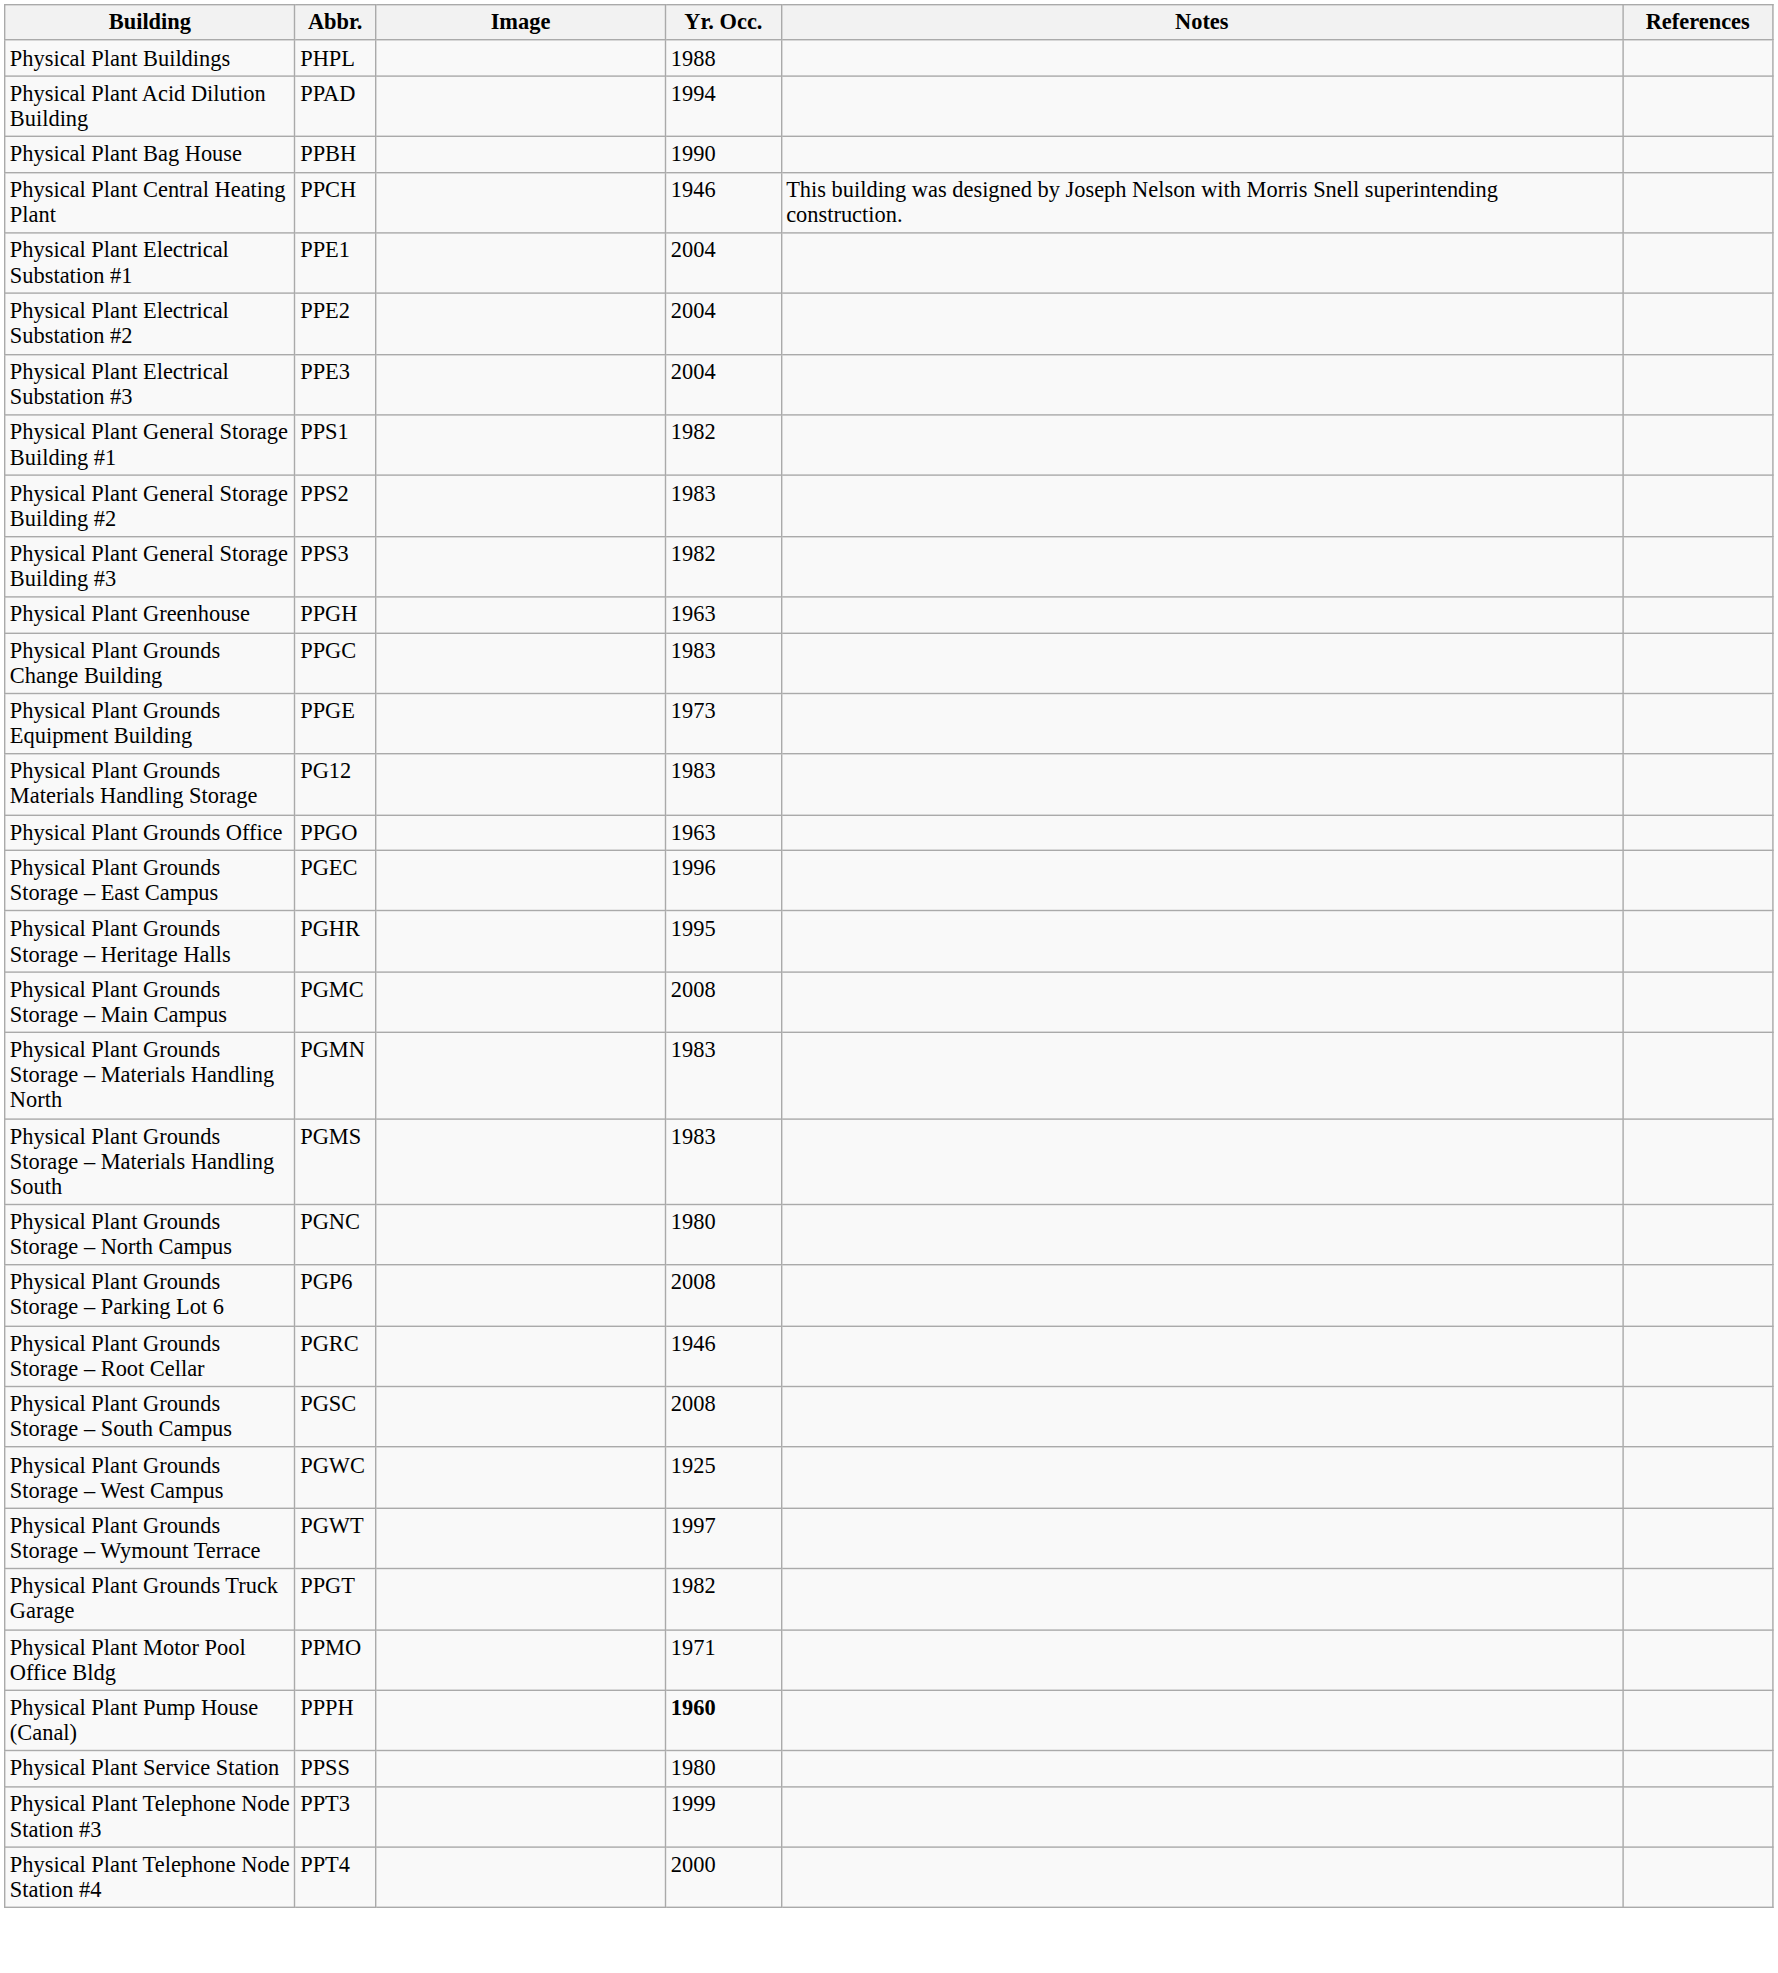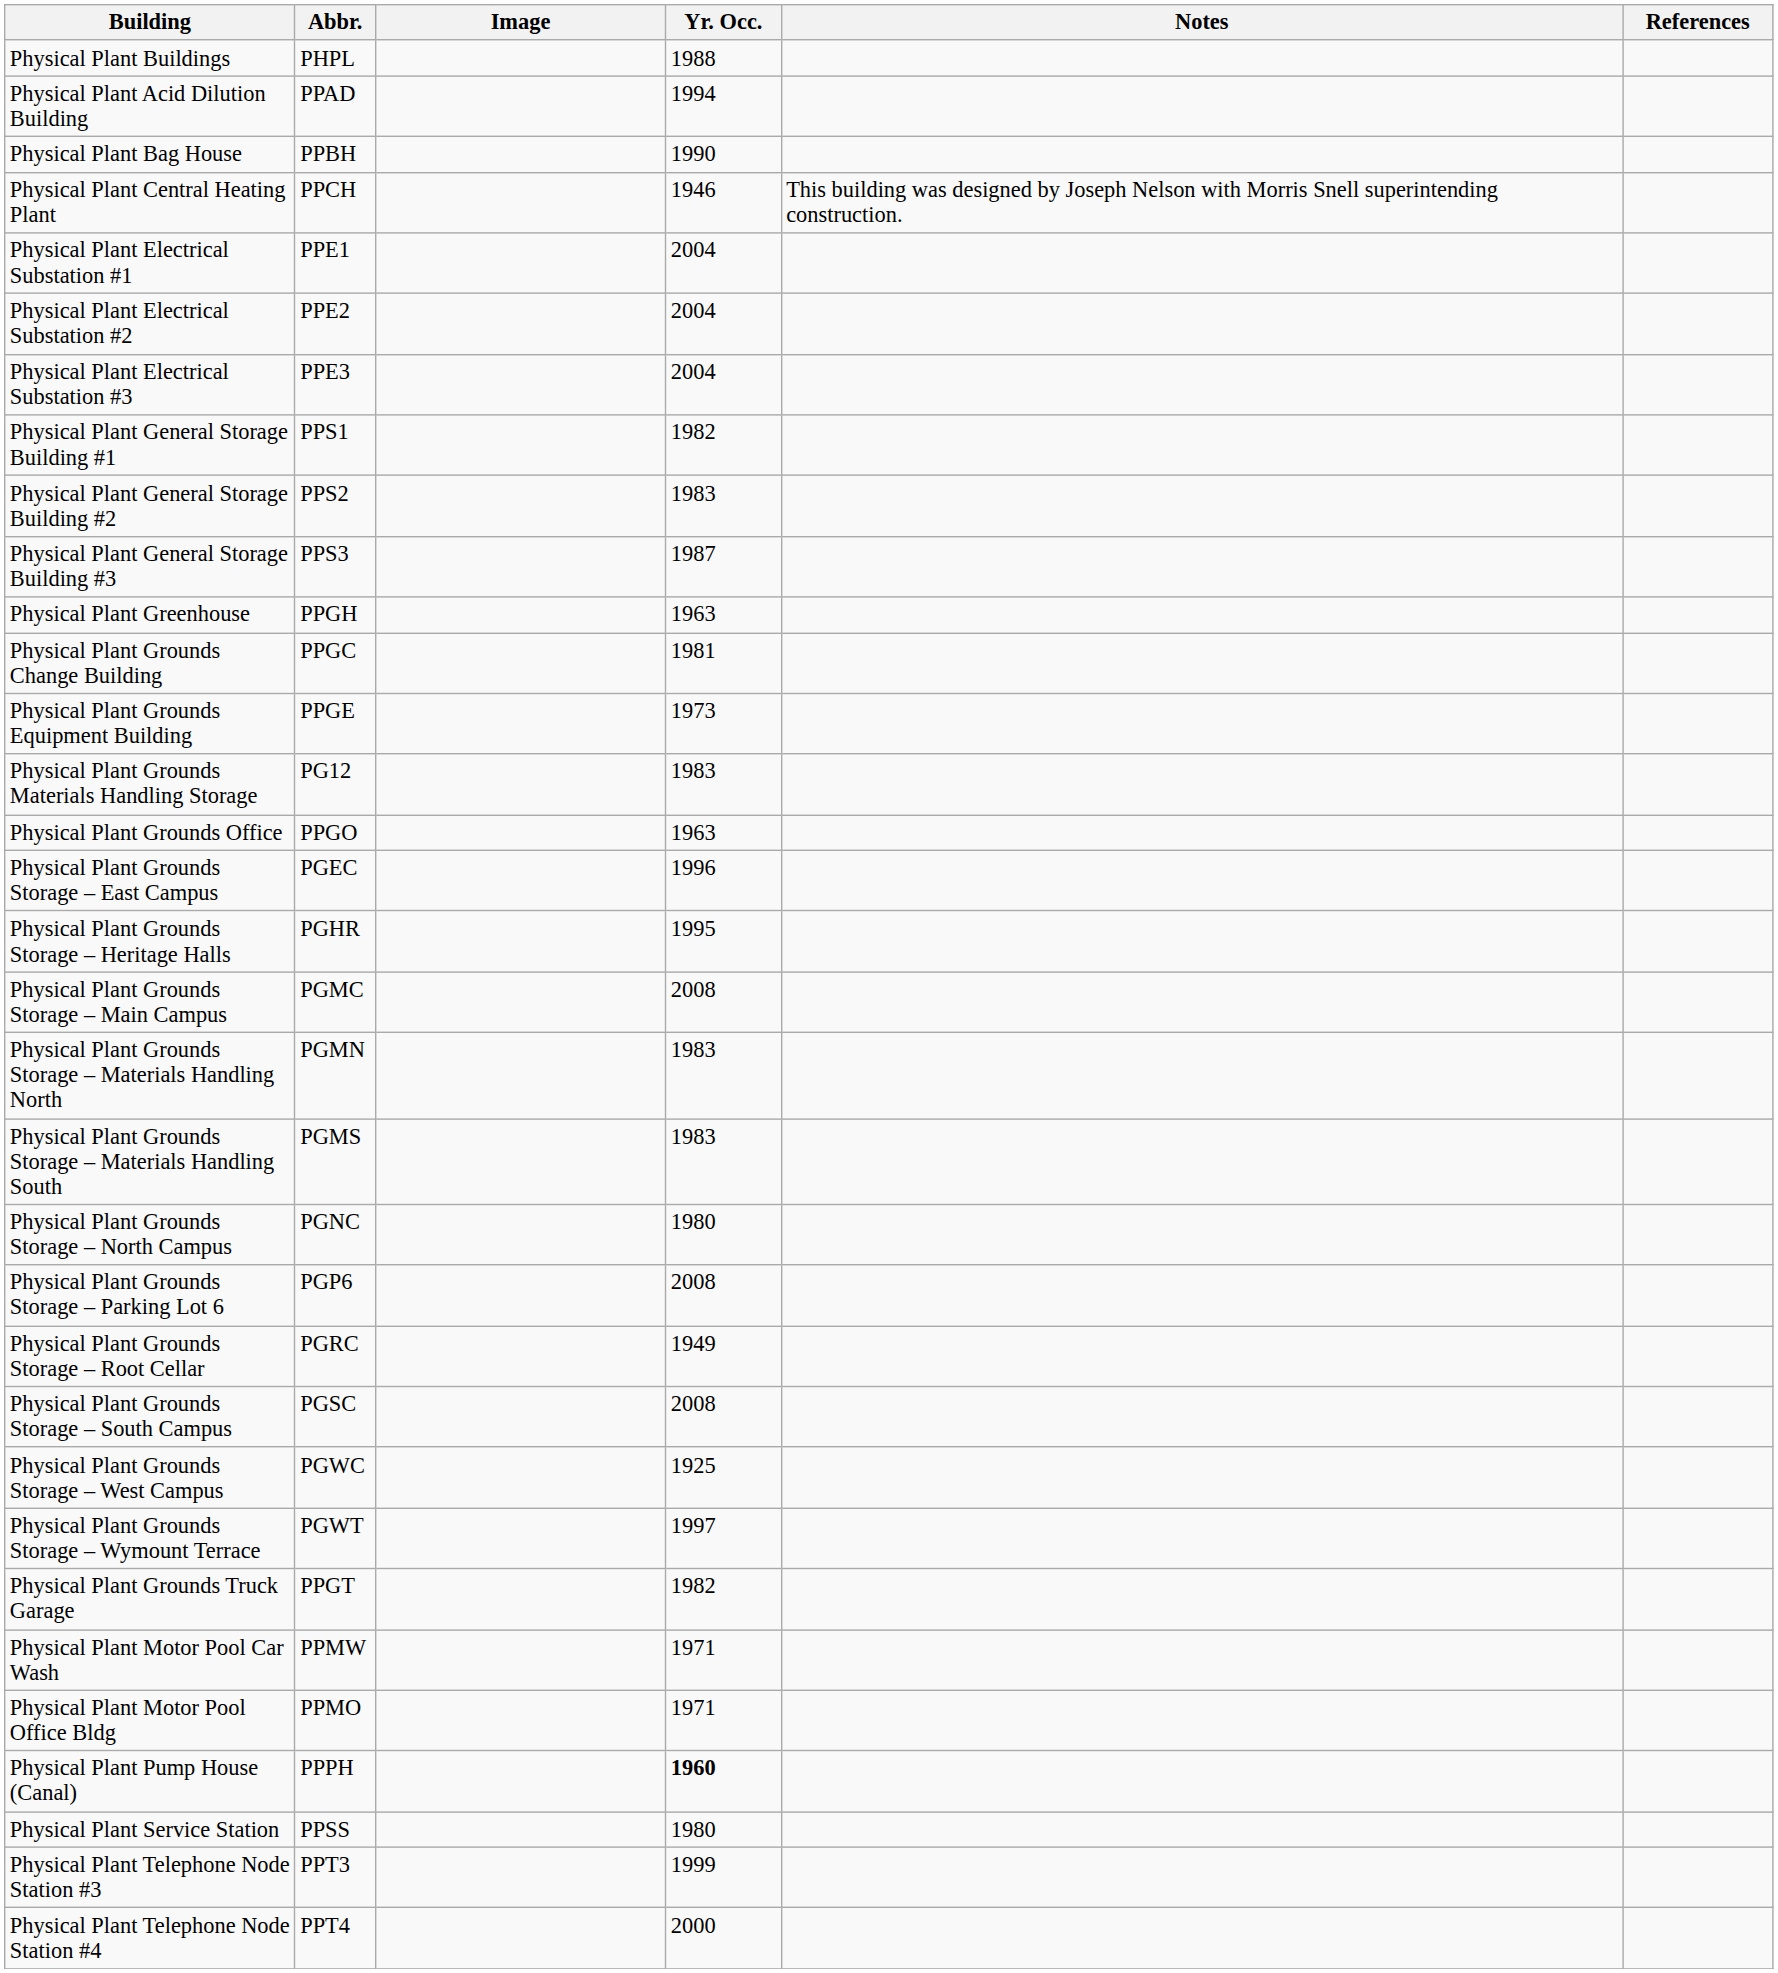(693, 553) 1982 -> (693, 553) 1987
(693, 650) 1983 -> (693, 650) 1981
(693, 1343) 1946 -> (693, 1343) 1949
+ row: (147, 1659)
